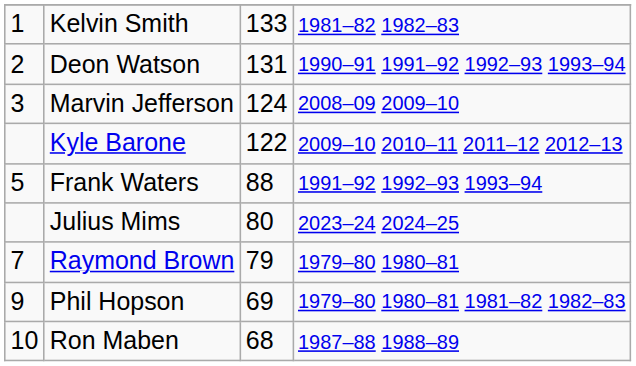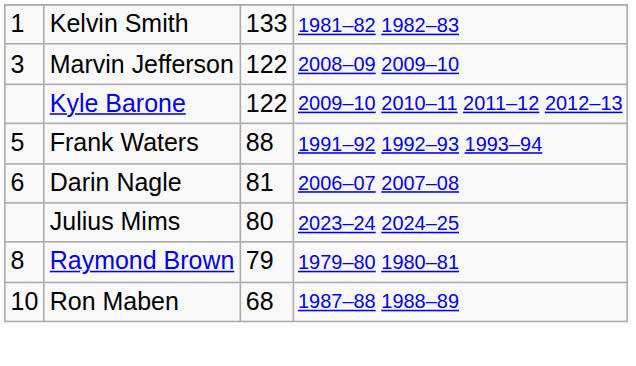- row: (125, 63)
(267, 103) 124 -> (267, 63) 122
+ row: (116, 182)
(17, 261) 7 -> (17, 261) 8
- row: (117, 301)
